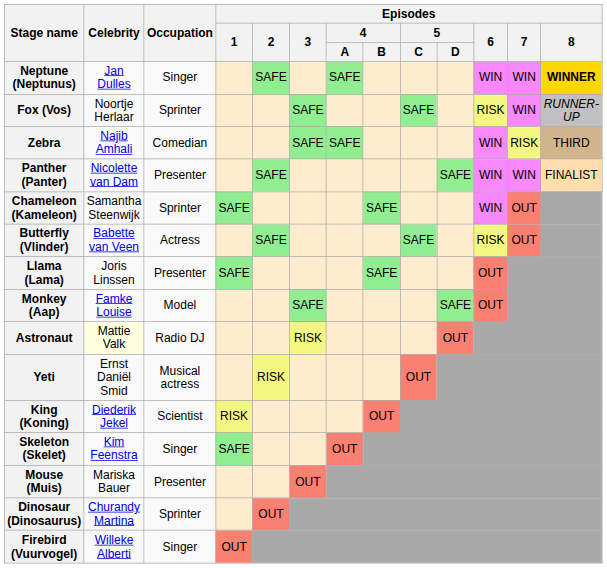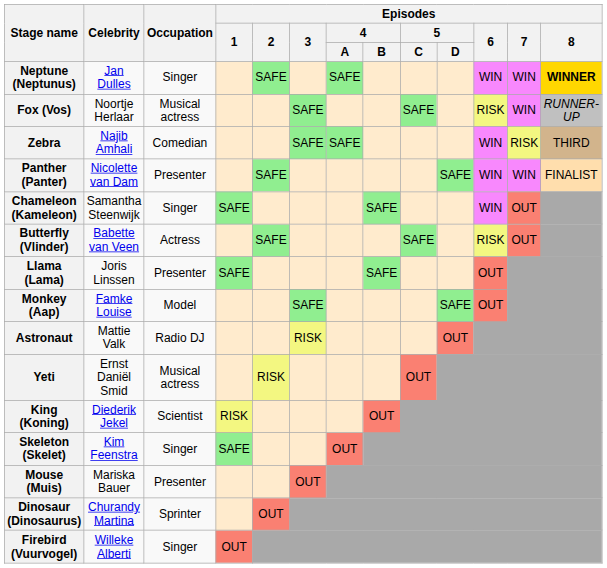(180, 110) Sprinter -> (180, 110) Musical actress
(180, 207) Sprinter -> (180, 207) Singer
(114, 338) lightyellow background -> (114, 338) no background
